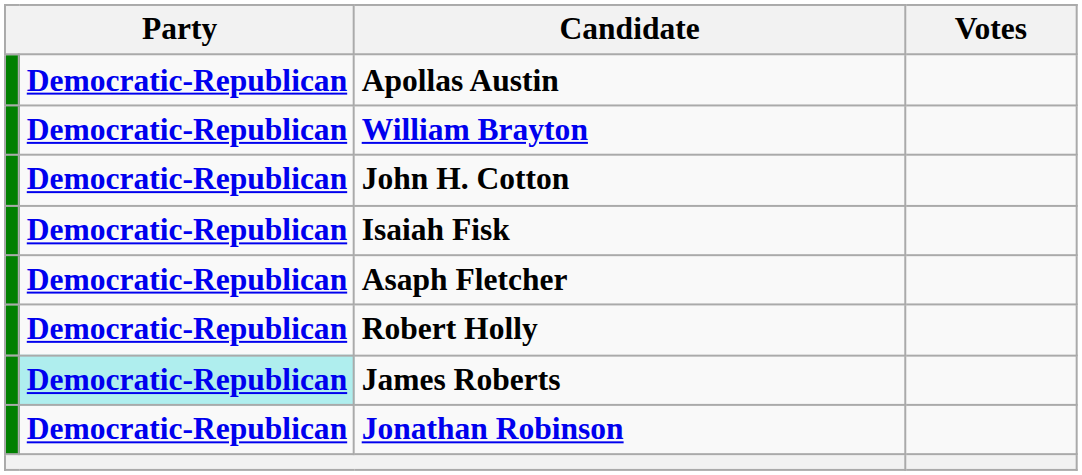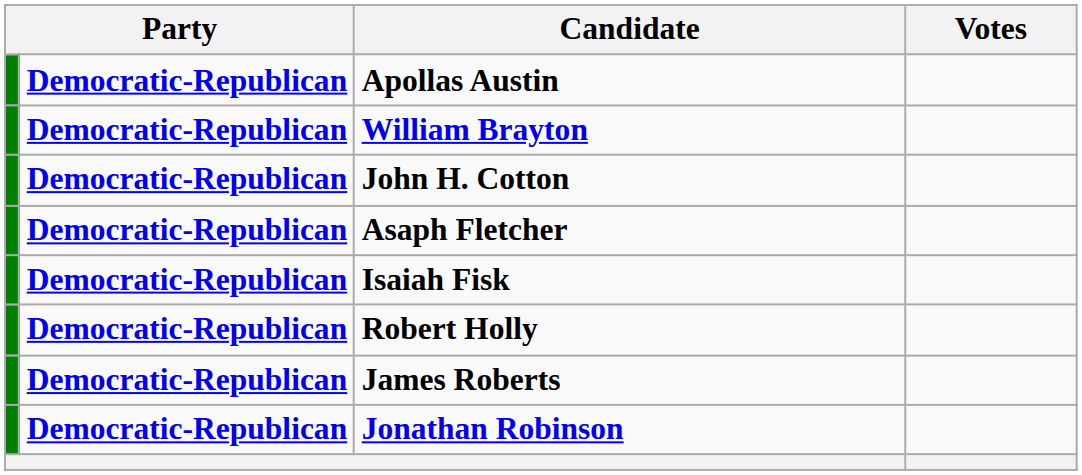rows swapped: (436, 229) <-> (465, 279)
(187, 379) paleturquoise background -> (187, 379) no background
